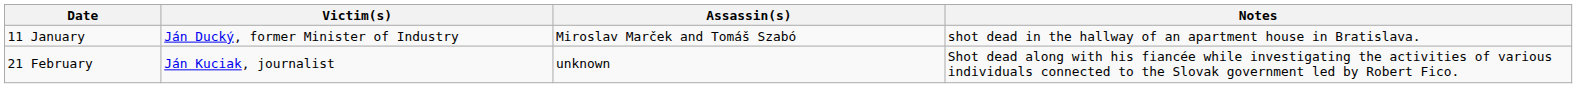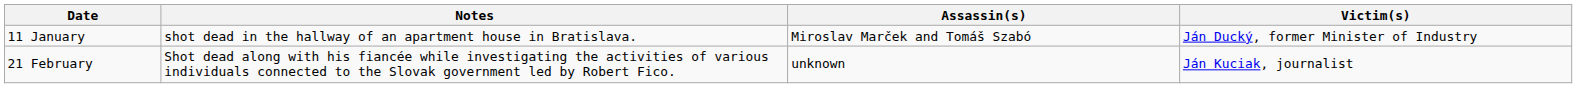columns swapped: (357, 15) <-> (1258, 15)
